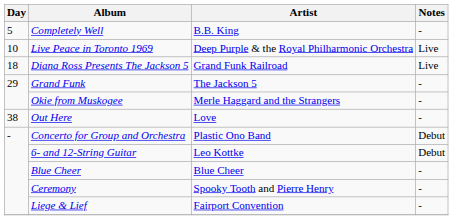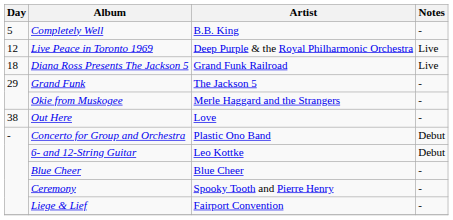(12, 48) 10 -> (12, 48) 12
